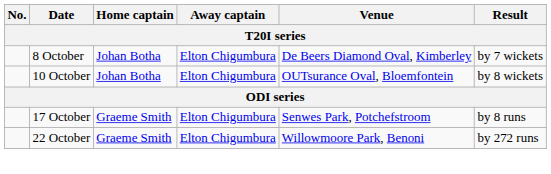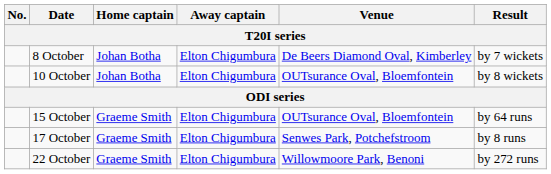+ row: (61, 117)
